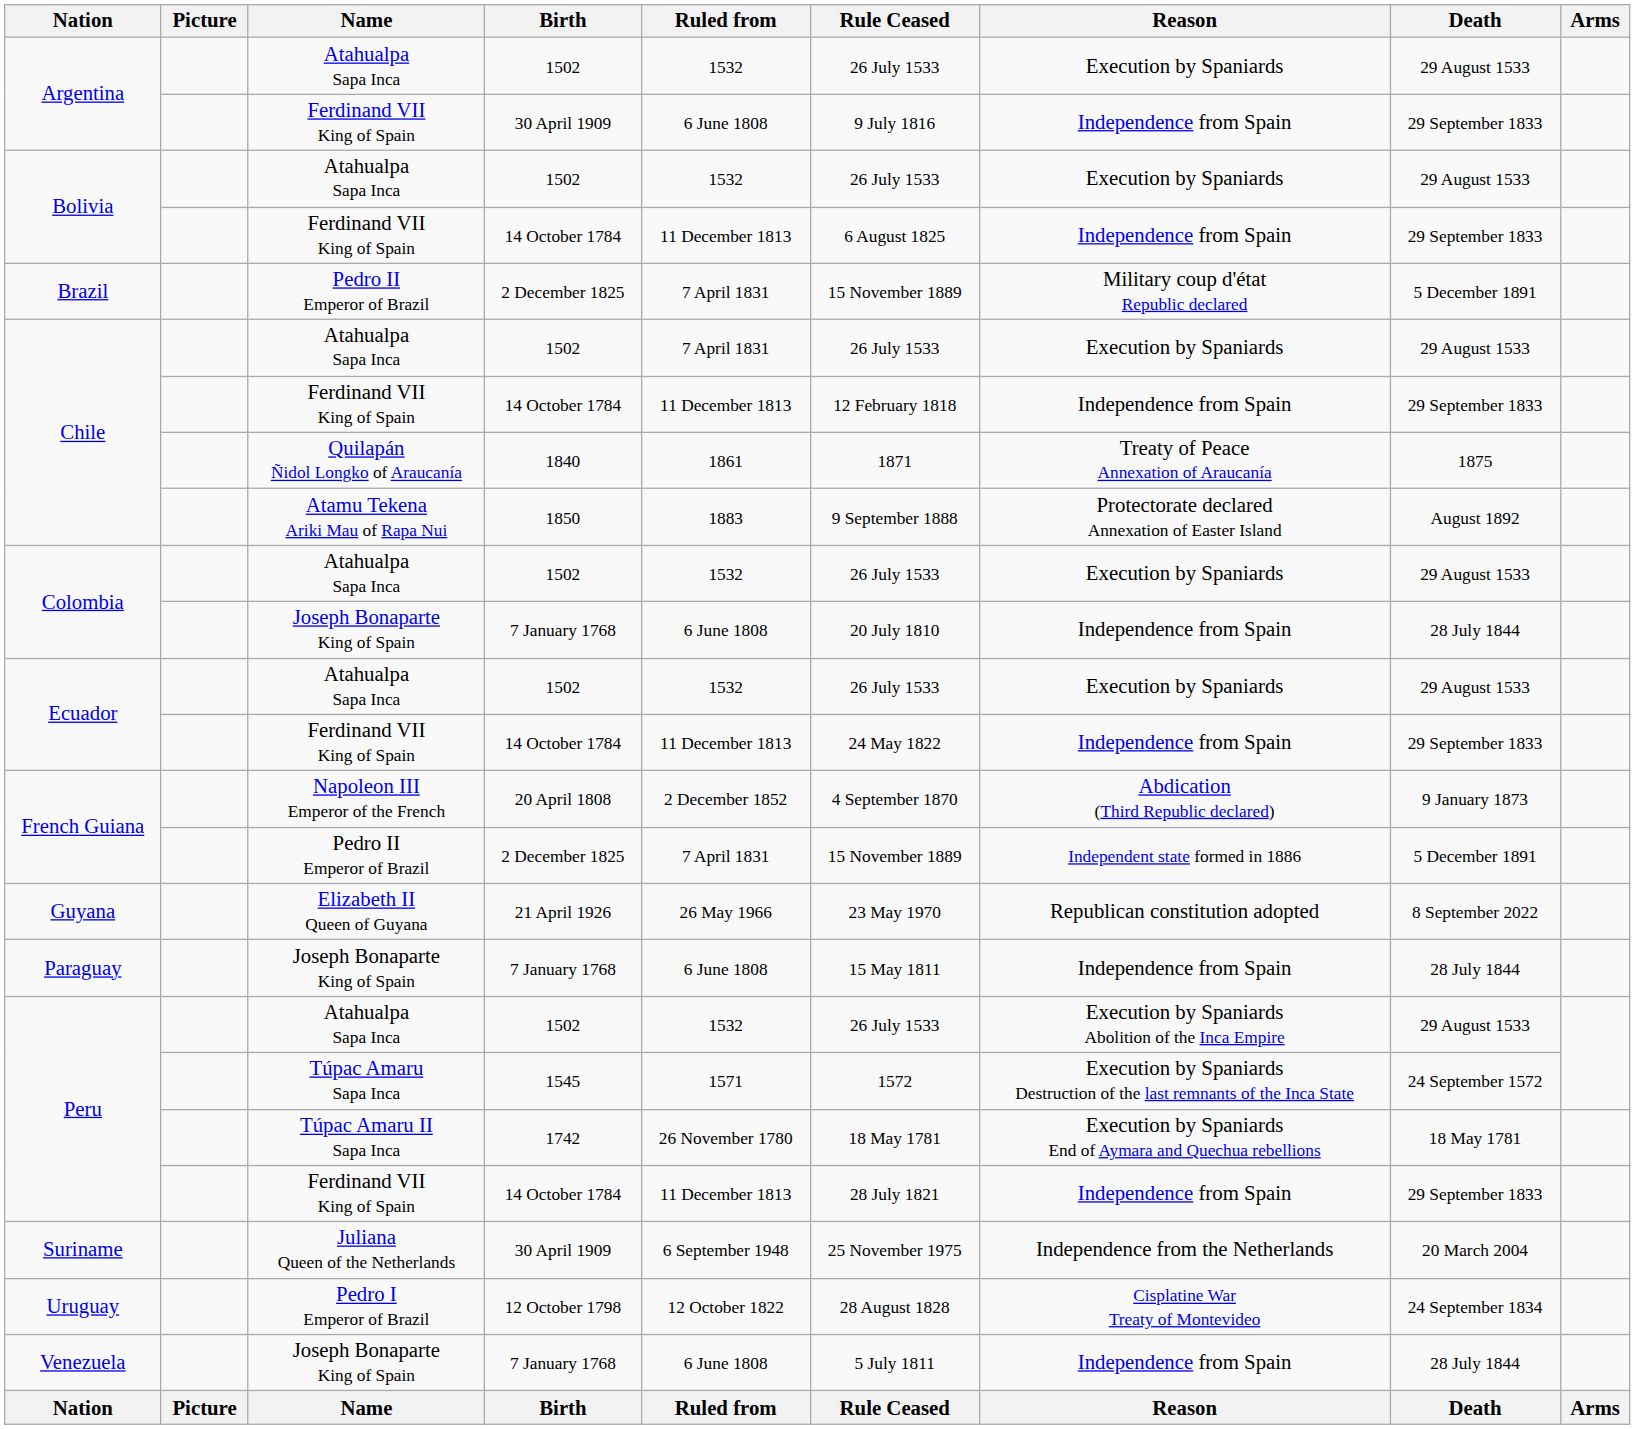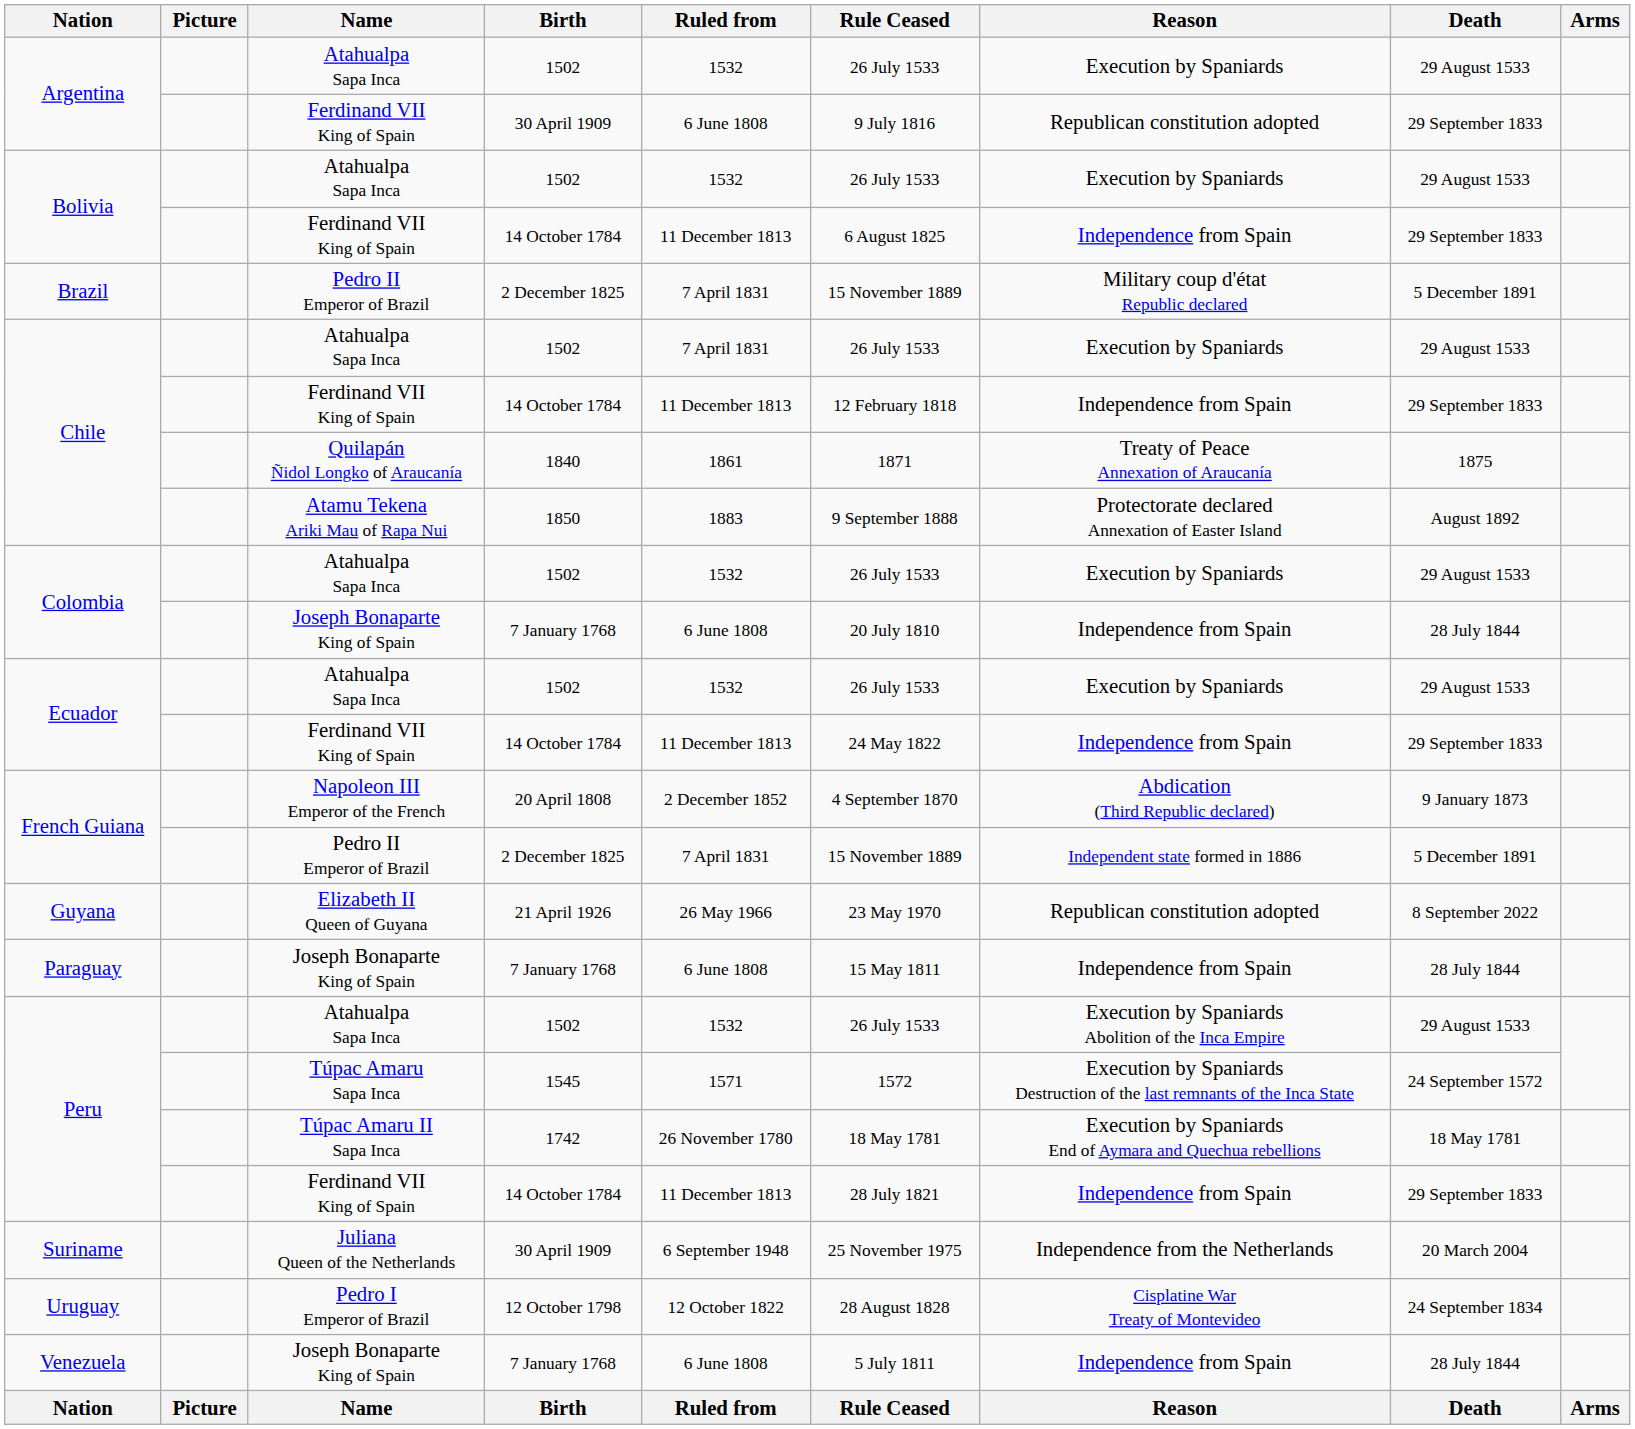(1185, 122) Independence from Spain -> (1185, 122) Republican constitution adopted
